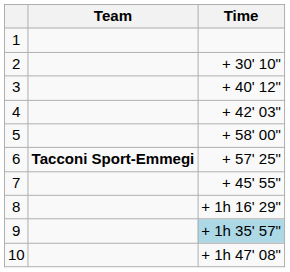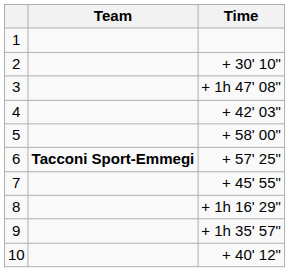(252, 87) + 40' 12" -> (241, 87) + 1h 47' 08"
(241, 231) lightblue background -> (241, 231) no background
(241, 254) + 1h 47' 08" -> (252, 254) + 40' 12"
